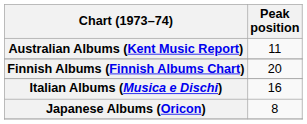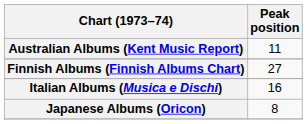(275, 68) 20 -> (275, 68) 27
